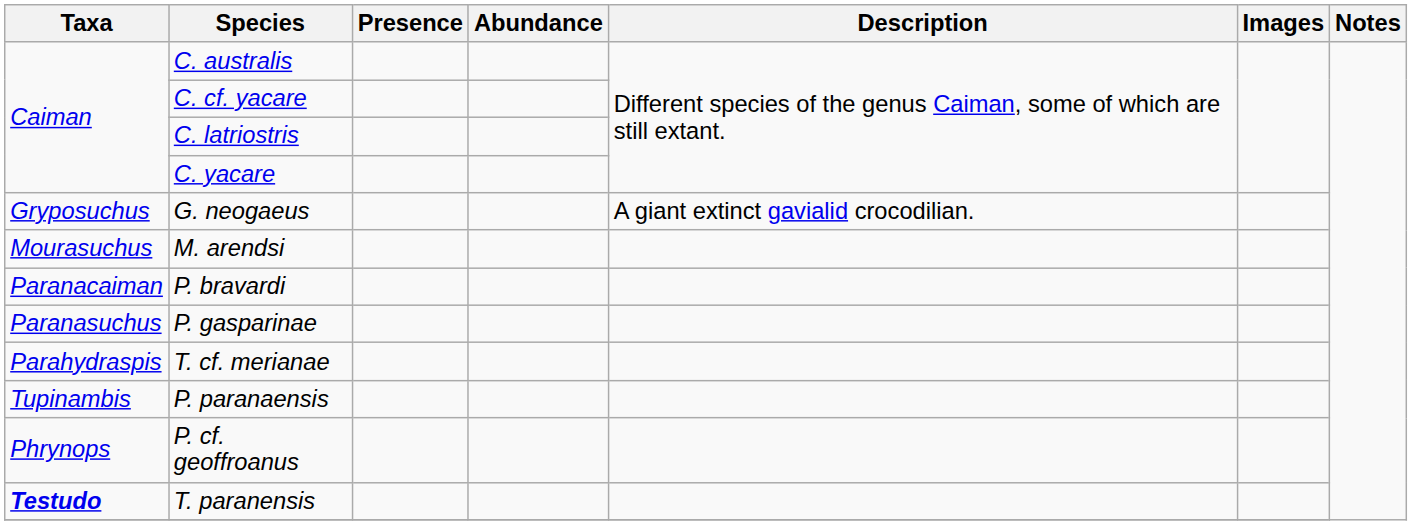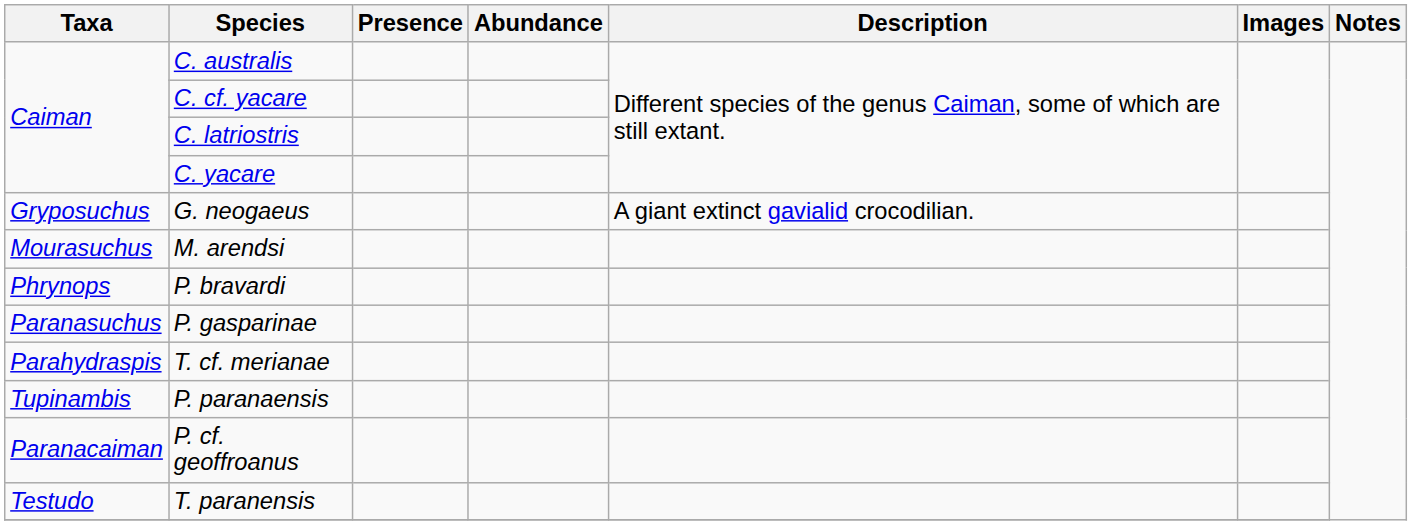(87, 286) Paranacaiman -> (60, 286) Phrynops
(60, 449) Phrynops -> (87, 449) Paranacaiman
(56, 500) bold -> (52, 500) normal
